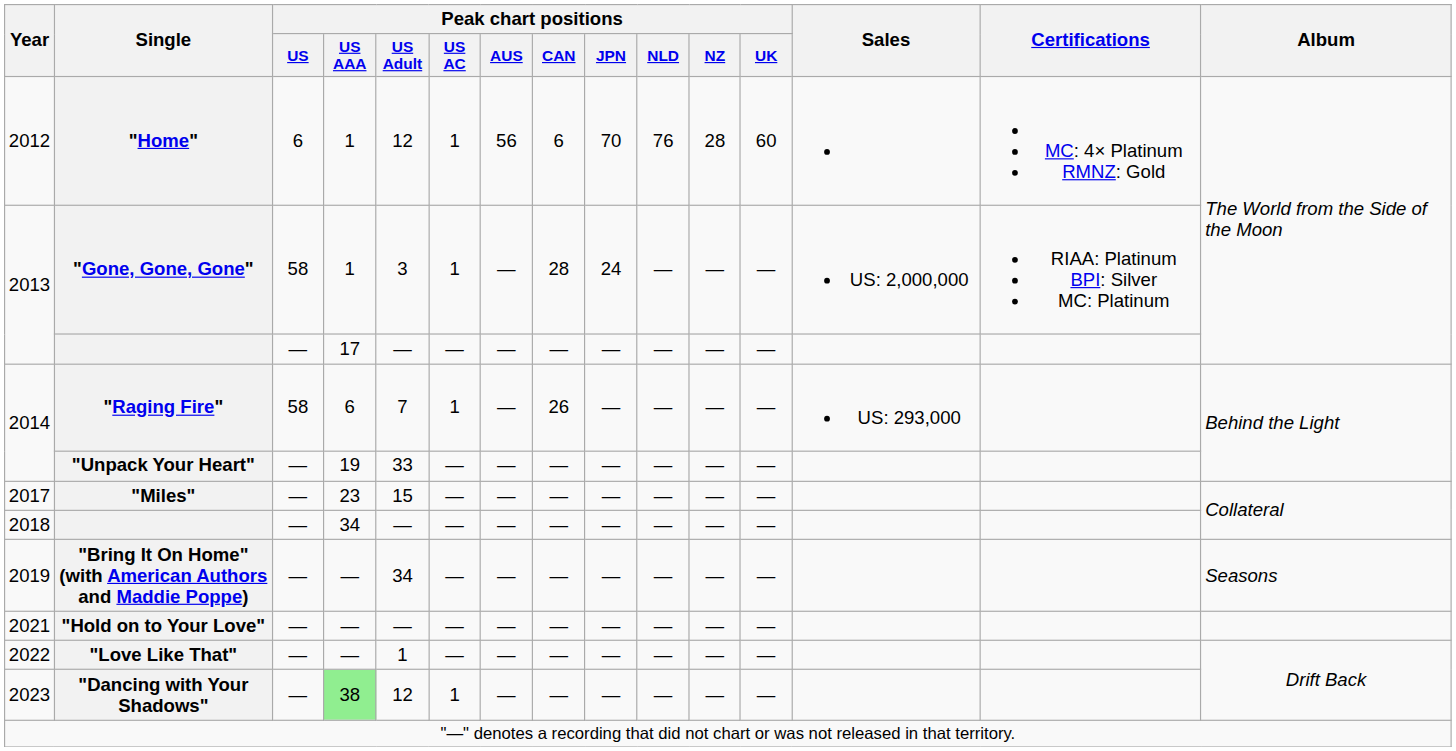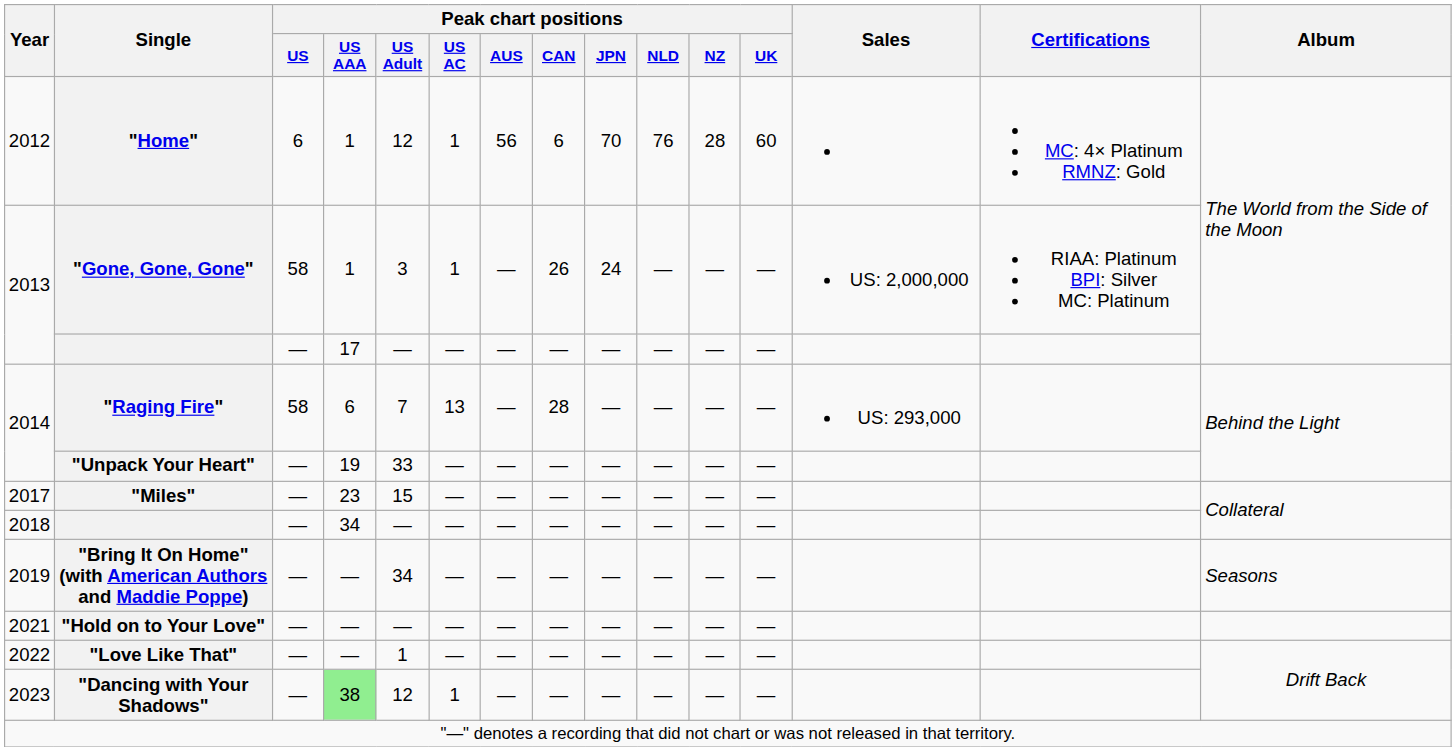(559, 269) 28 -> (559, 269) 26
(455, 407) 1 -> (455, 407) 13
(559, 407) 26 -> (559, 407) 28
